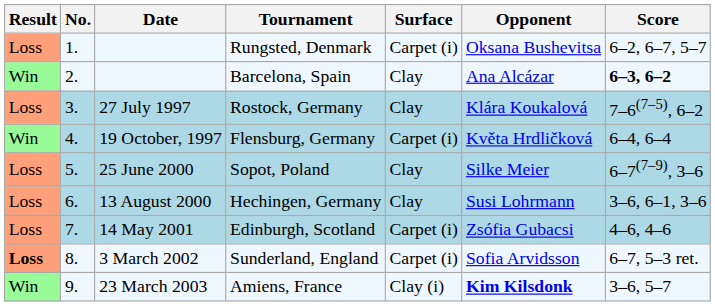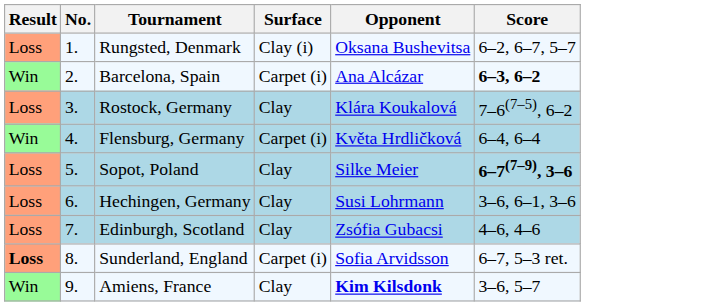- column: (161, 18)
(424, 47) Carpet (i) -> (286, 47) Clay (i)
(406, 75) Clay -> (293, 75) Carpet (i)
(656, 169) normal -> (525, 169) bold
(424, 228) Carpet (i) -> (275, 228) Clay
(417, 286) Clay (i) -> (275, 286) Clay
